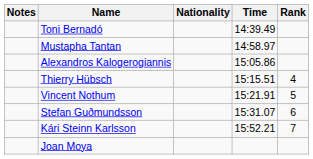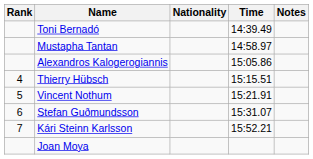columns swapped: (293, 13) <-> (21, 13)
